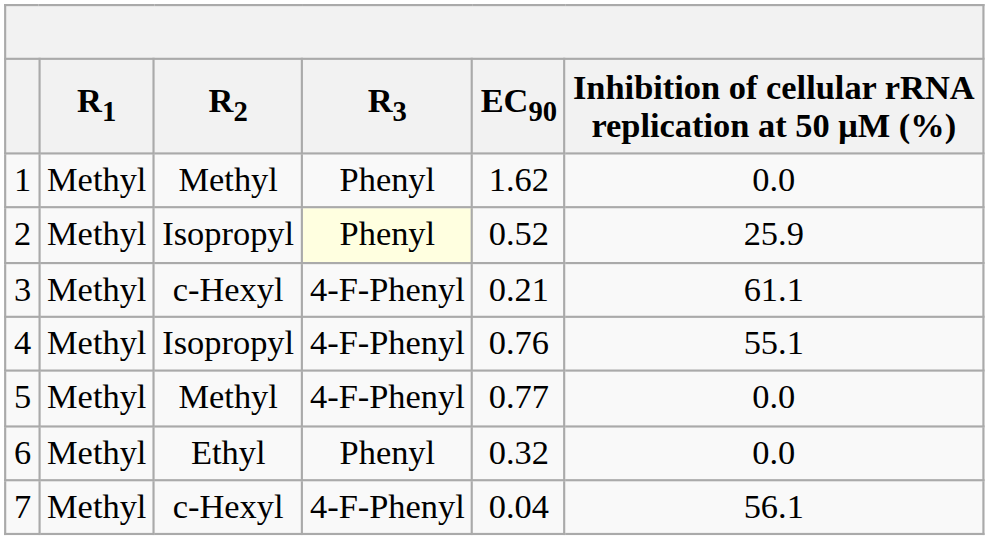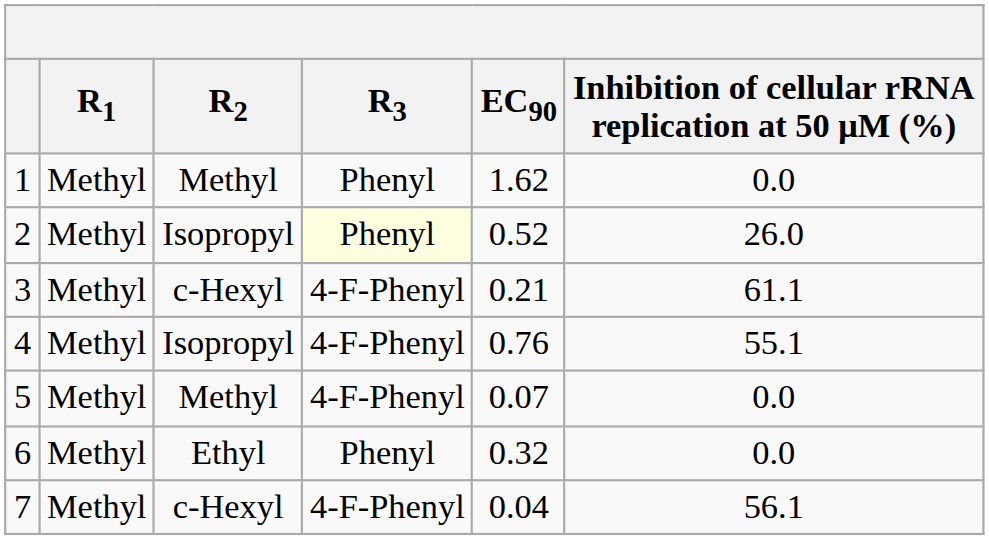(774, 234) 25.9 -> (774, 234) 26.0
(519, 397) 0.77 -> (519, 397) 0.07
